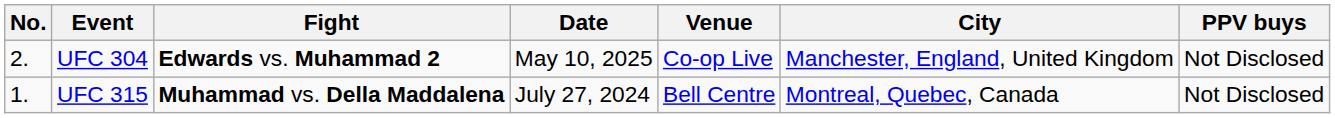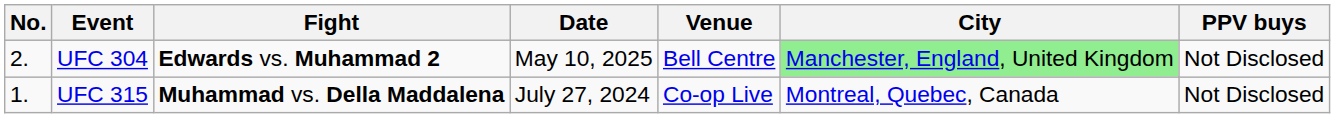(718, 58) Co-op Live -> (719, 58) Bell Centre
(980, 58) no background -> (980, 58) lightgreen background
(719, 94) Bell Centre -> (718, 94) Co-op Live
